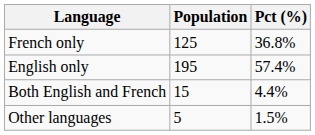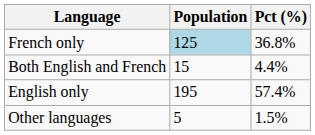(185, 42) no background -> (185, 42) lightblue background
rows swapped: (48, 67) <-> (87, 92)
